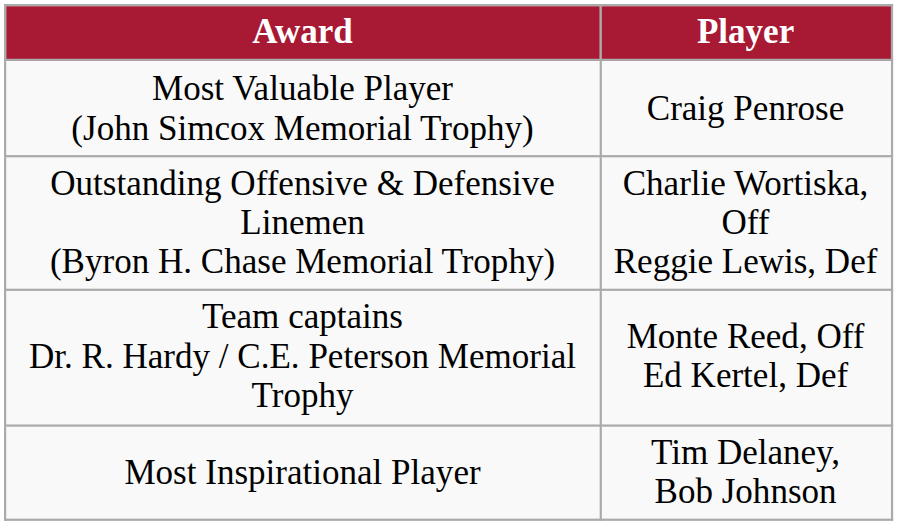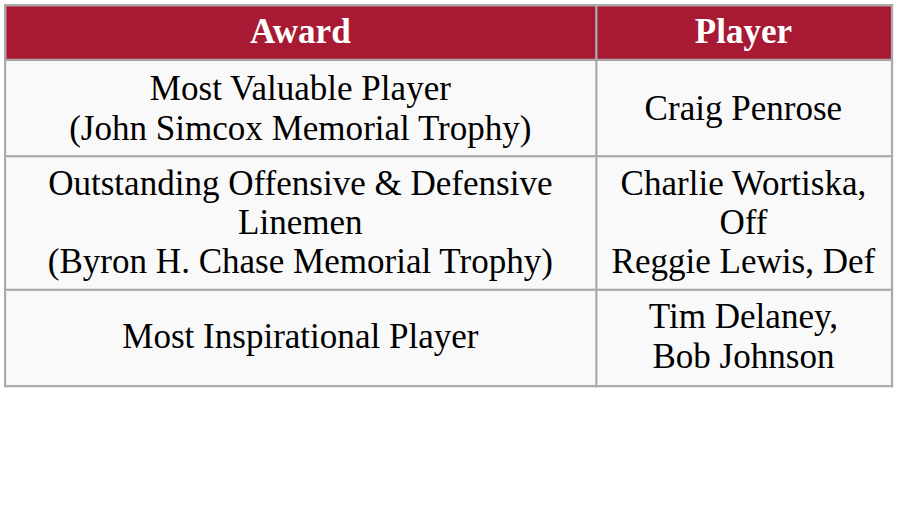- row: (303, 356)
